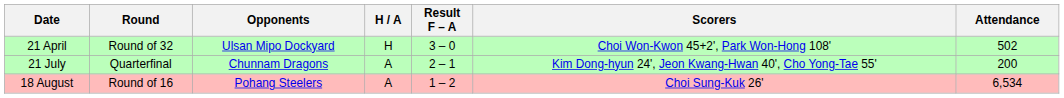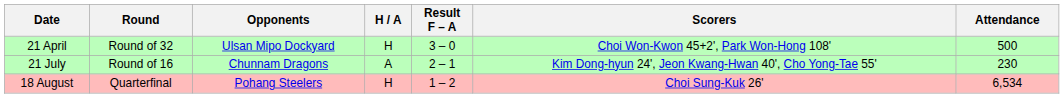(1007, 45) 502 -> (1007, 45) 500
(141, 64) Quarterfinal -> (141, 64) Round of 16
(1007, 64) 200 -> (1007, 64) 230
(141, 83) Round of 16 -> (141, 83) Quarterfinal
(388, 83) A -> (388, 83) H
